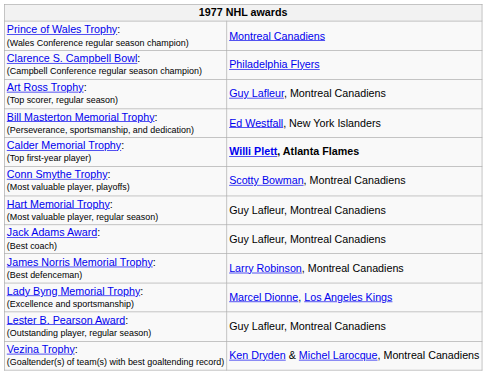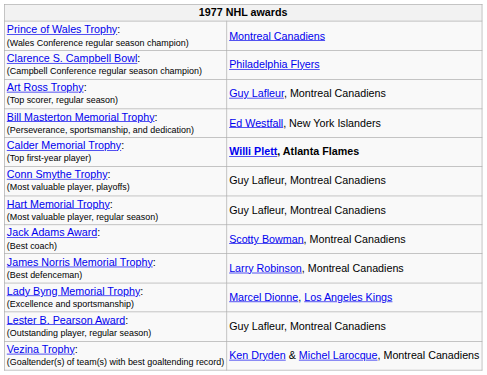(317, 181) Scotty Bowman, Montreal Canadiens -> (308, 181) Guy Lafleur, Montreal Canadiens
(308, 239) Guy Lafleur, Montreal Canadiens -> (317, 239) Scotty Bowman, Montreal Canadiens
